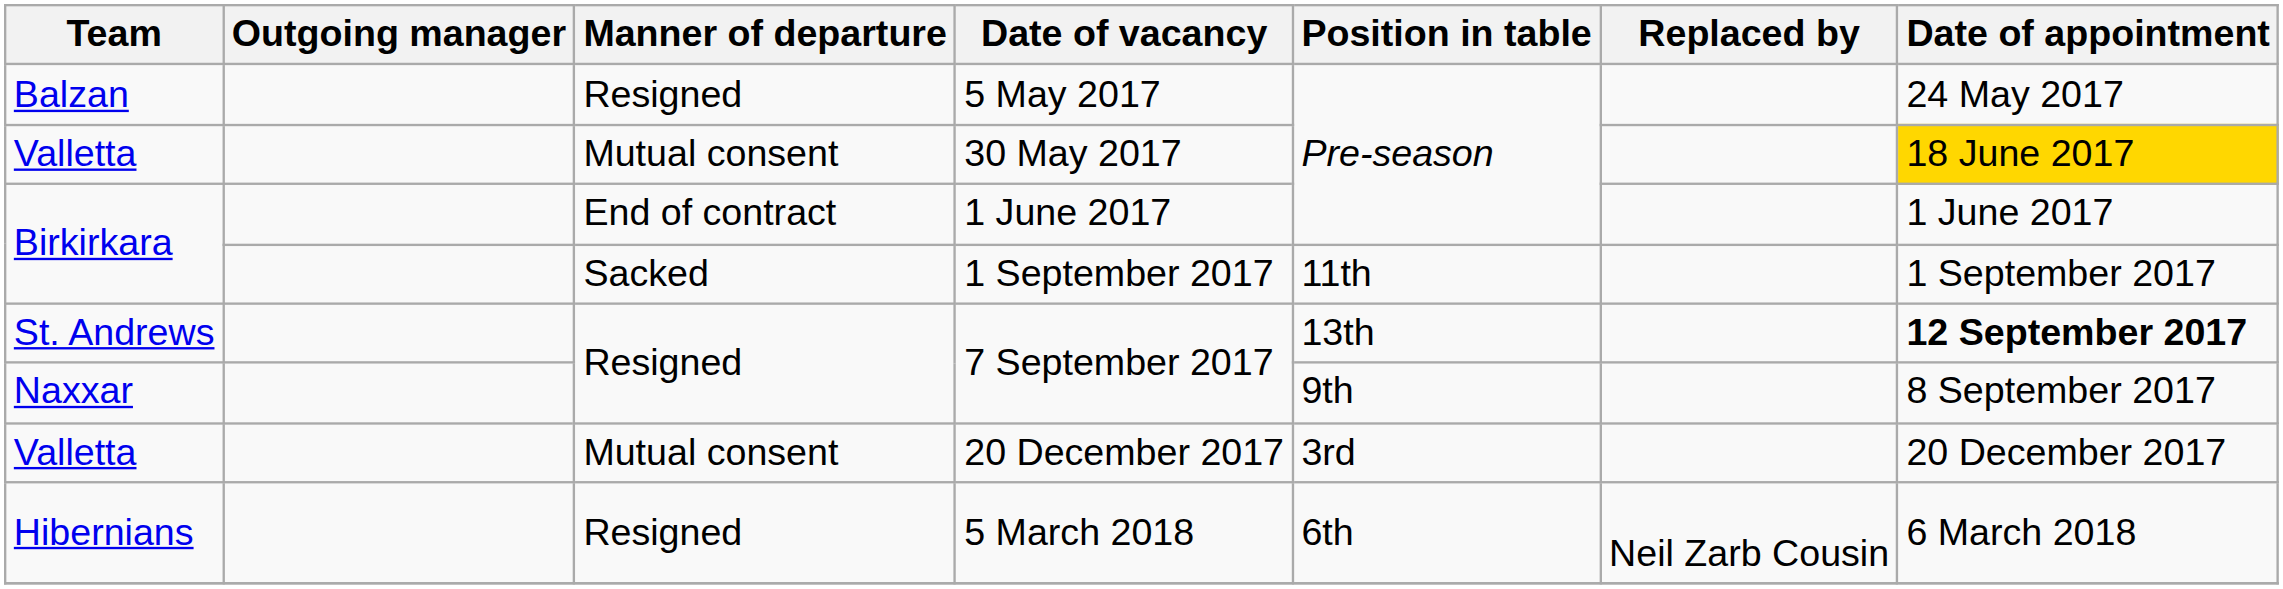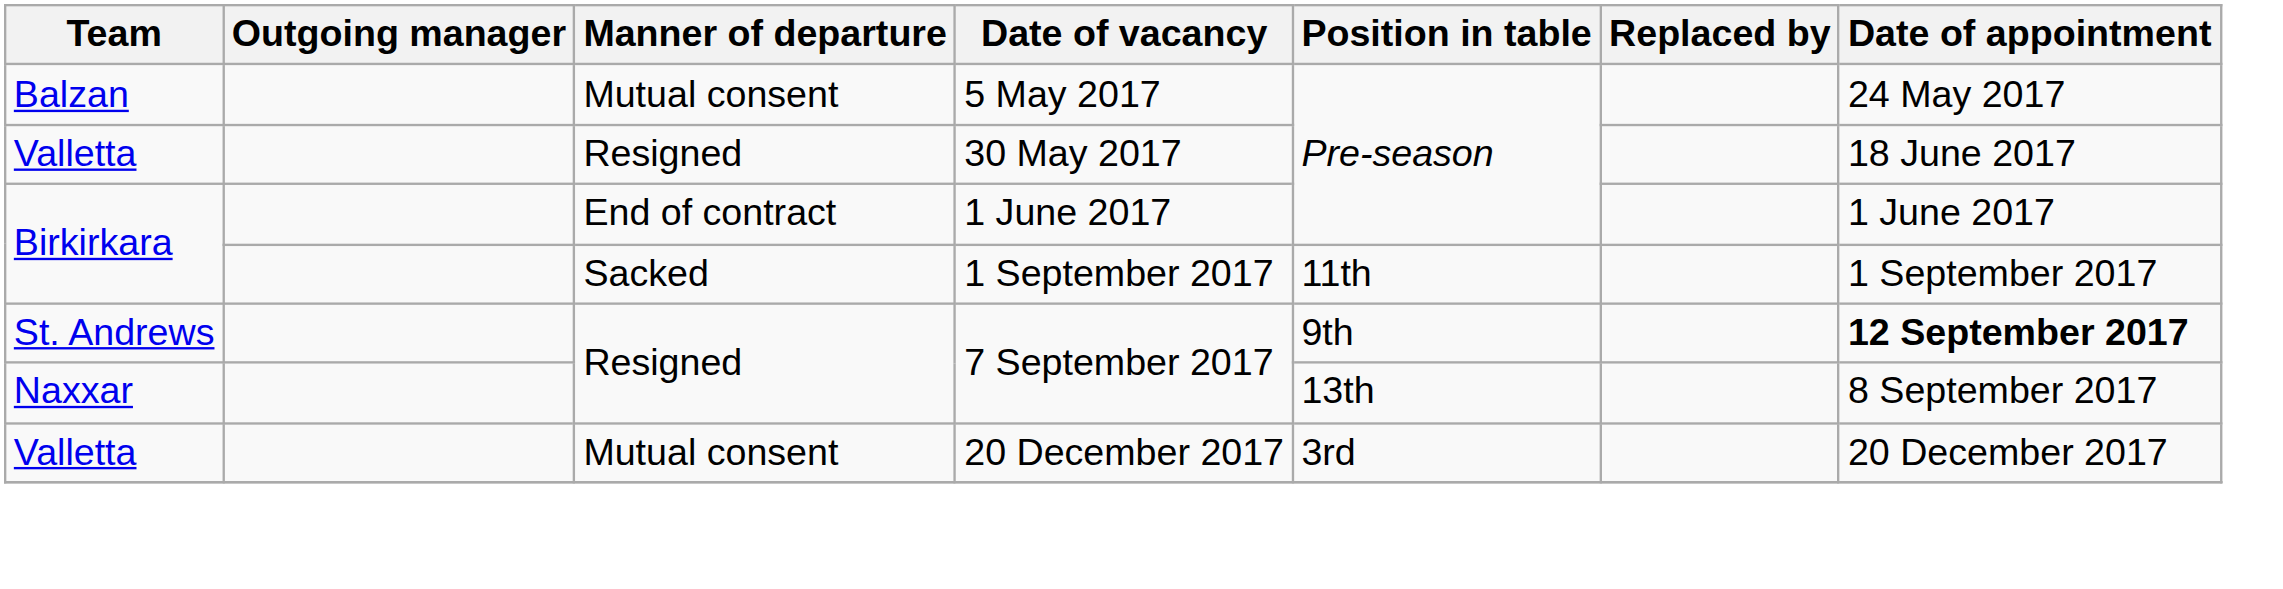(663, 93) Resigned -> (711, 93) Mutual consent
(711, 153) Mutual consent -> (663, 153) Resigned
(2020, 153) gold background -> (1962, 153) no background
(1338, 332) 13th -> (1328, 332) 9th
(1328, 392) 9th -> (1338, 392) 13th
- row: (104, 532)
